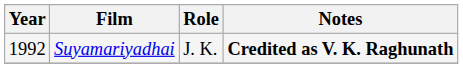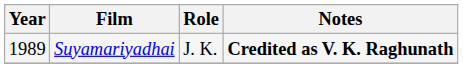(27, 48) 1992 -> (27, 48) 1989
